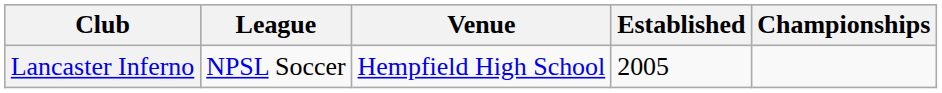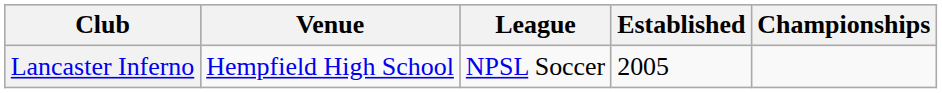columns swapped: (276, 25) <-> (481, 25)
